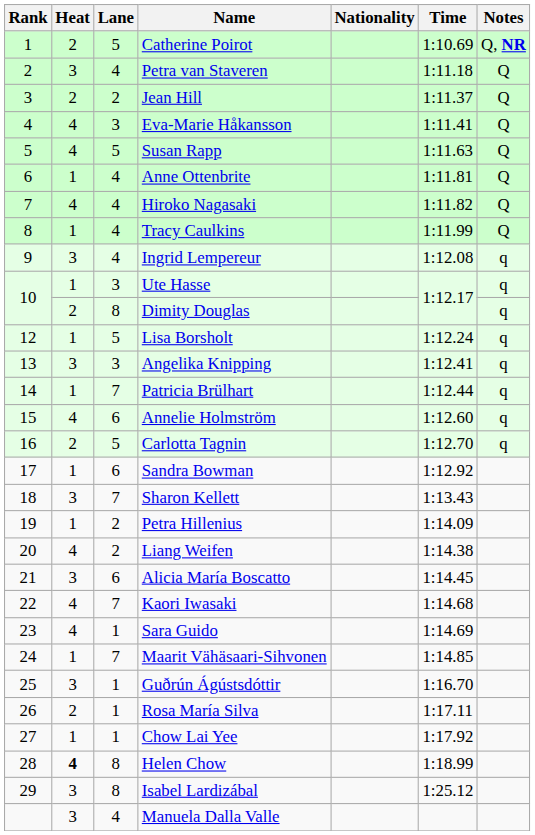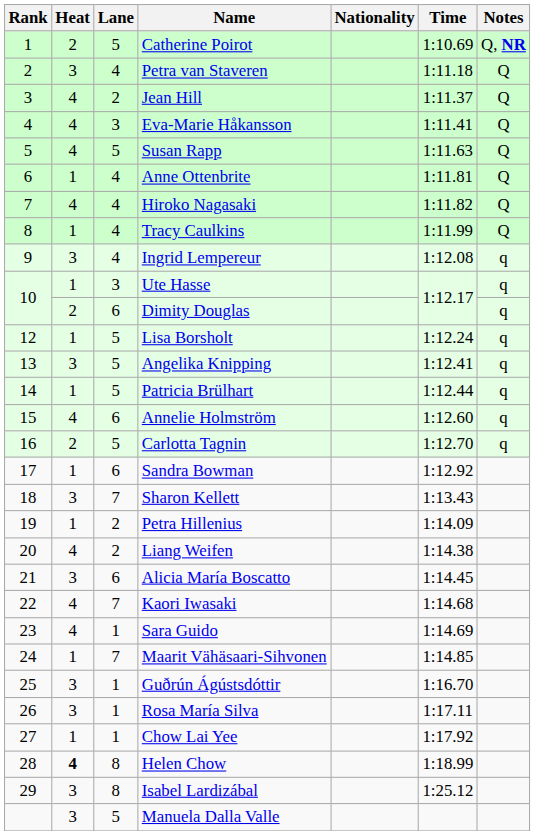(73, 97) 2 -> (73, 97) 4
(116, 310) 8 -> (116, 310) 6
(116, 364) 3 -> (116, 364) 5
(116, 390) 7 -> (116, 390) 5
(73, 710) 2 -> (73, 710) 3
(116, 817) 4 -> (116, 817) 5
